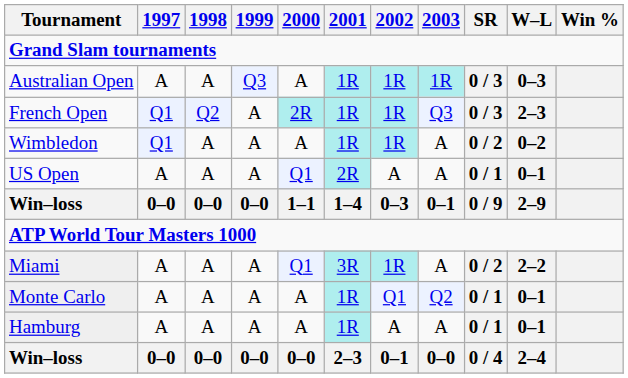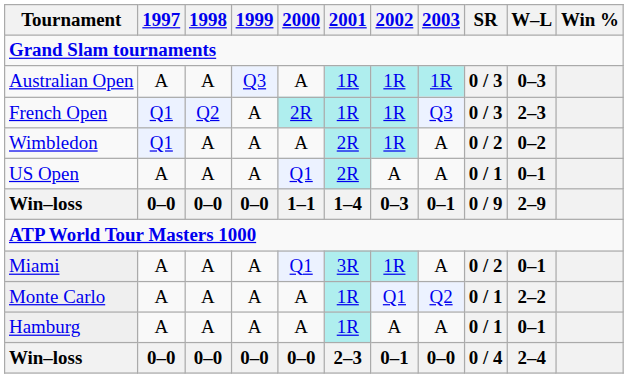(348, 142) 1R -> (348, 142) 2R
(532, 265) 2–2 -> (532, 265) 0–1
(532, 295) 0–1 -> (532, 295) 2–2
